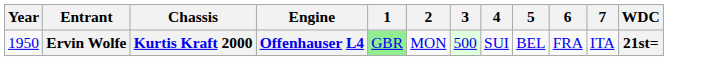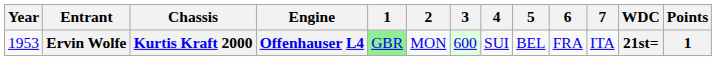+ column: (688, 17)
(24, 43) 1950 -> (24, 43) 1953
(465, 43) 500 -> (465, 43) 600
